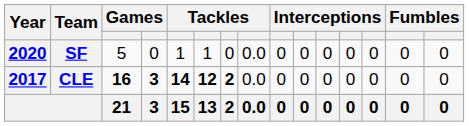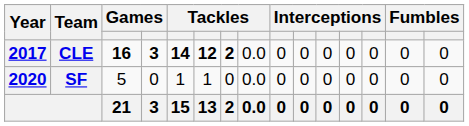rows swapped: (76, 80) <-> (76, 53)
